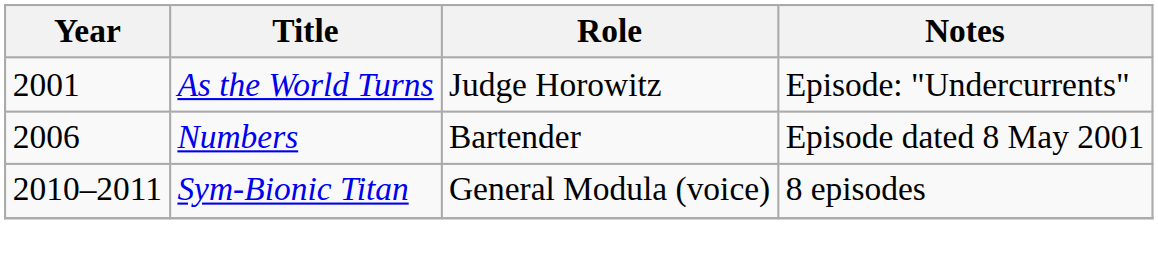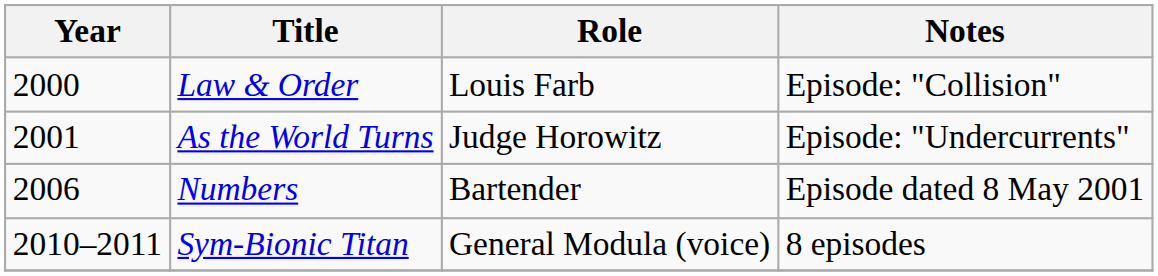+ row: (268, 84)
